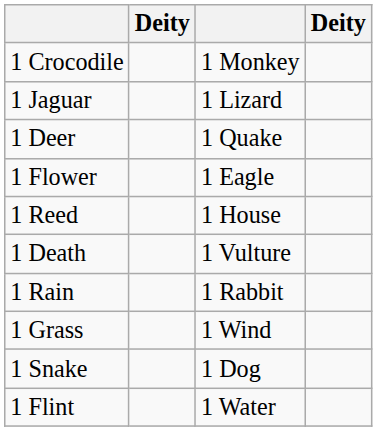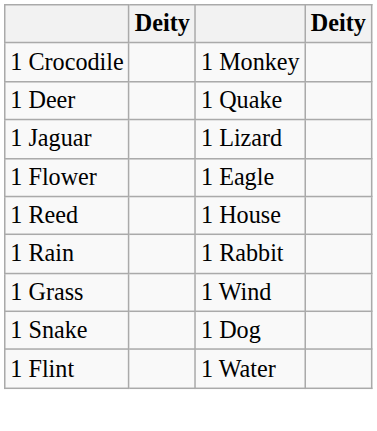rows swapped: (51, 100) <-> (43, 138)
- row: (48, 253)
